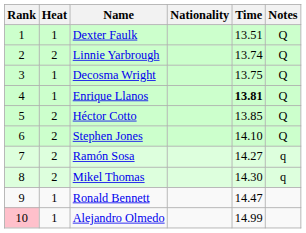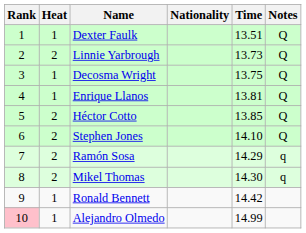(249, 55) 13.74 -> (249, 55) 13.73
(249, 96) bold -> (249, 96) normal
(249, 156) 14.27 -> (249, 156) 14.29
(249, 197) 14.47 -> (249, 197) 14.42
